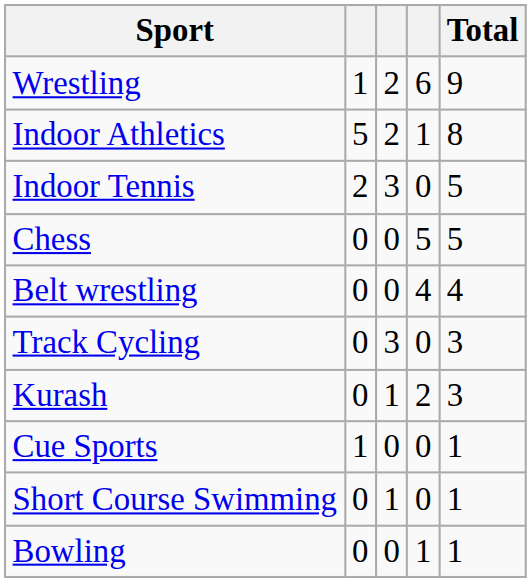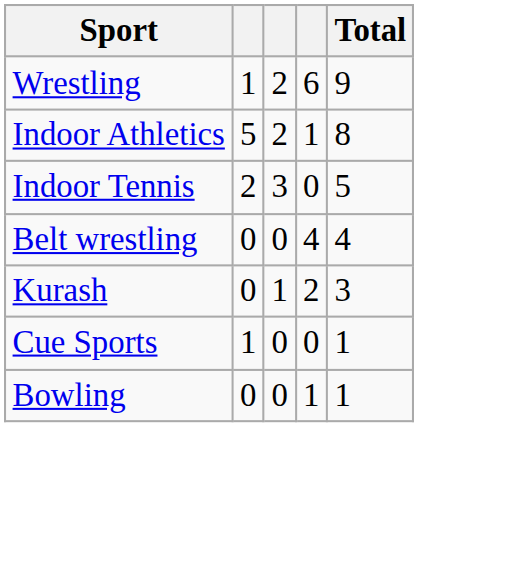- row: (52, 238)
- row: (106, 342)
- row: (175, 498)
